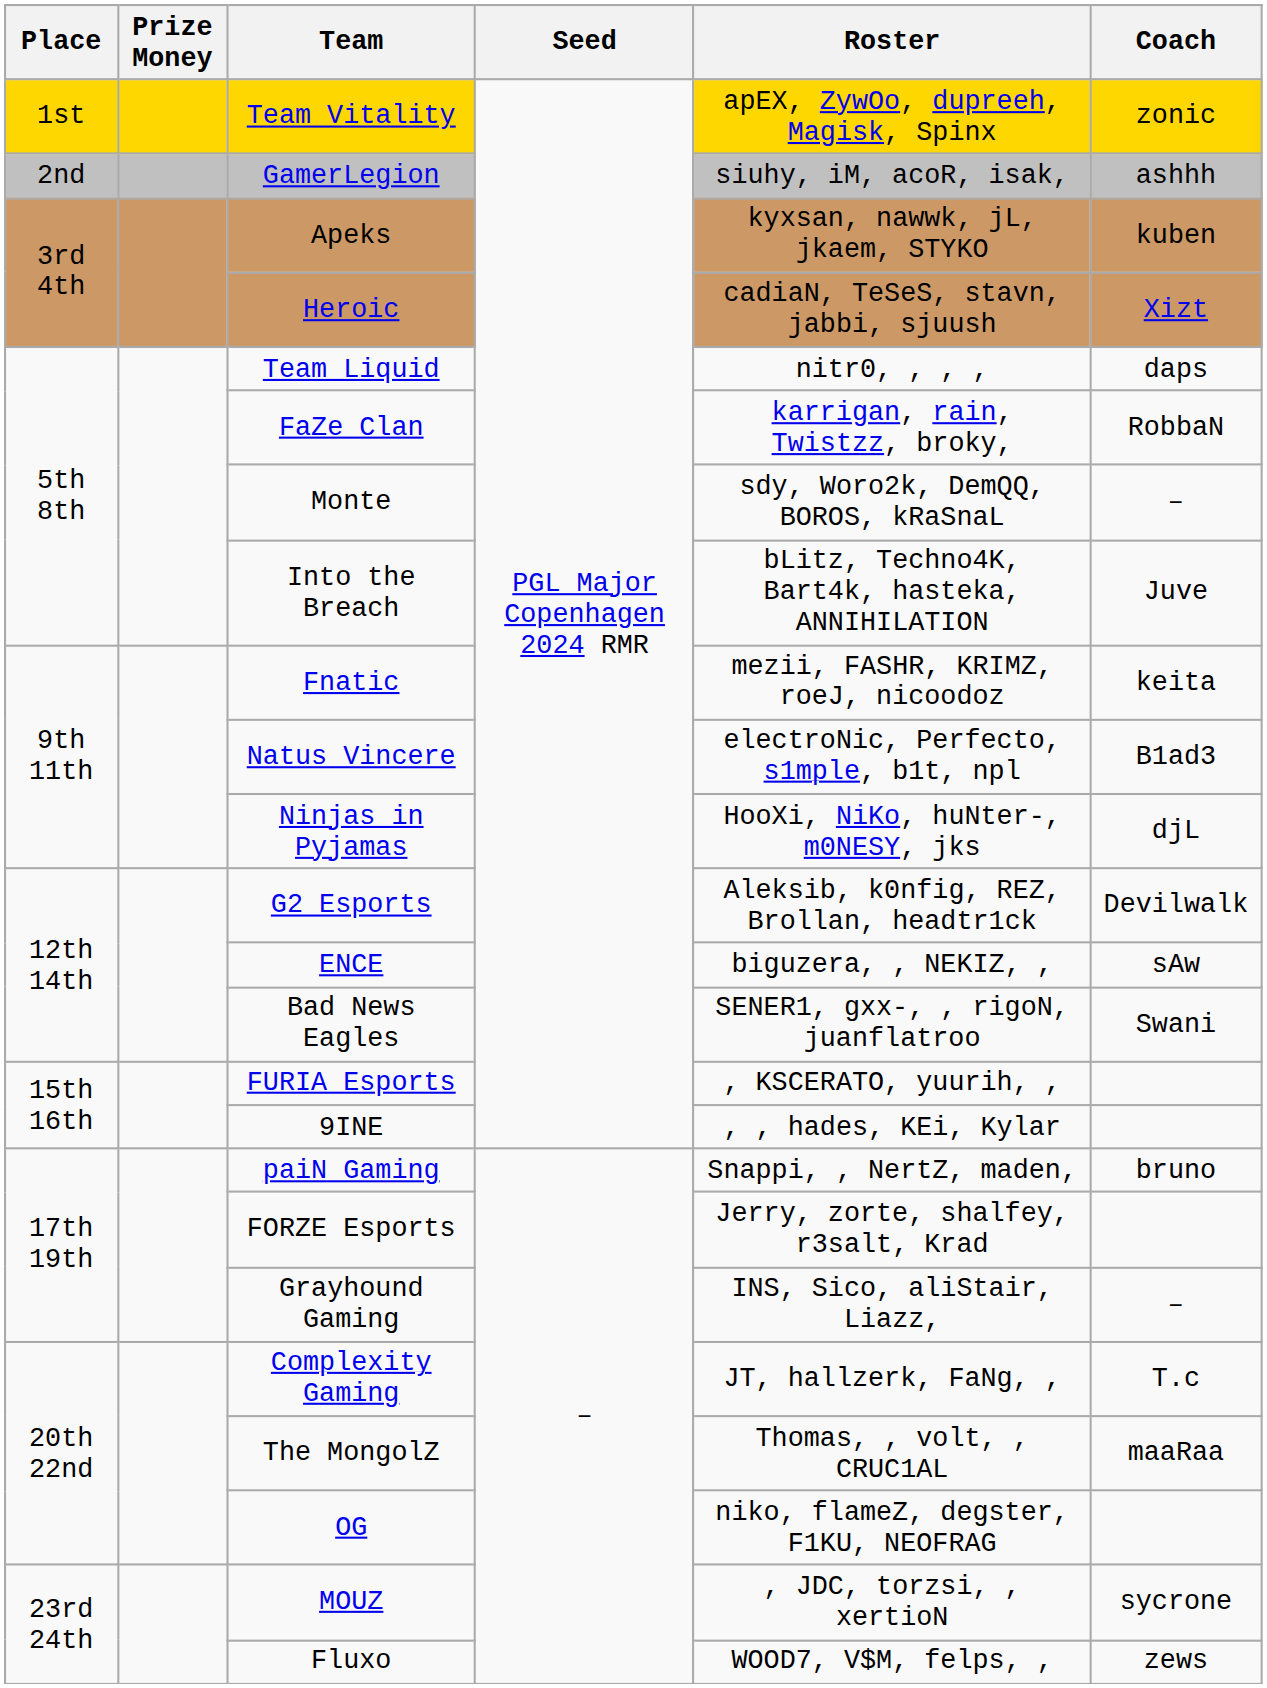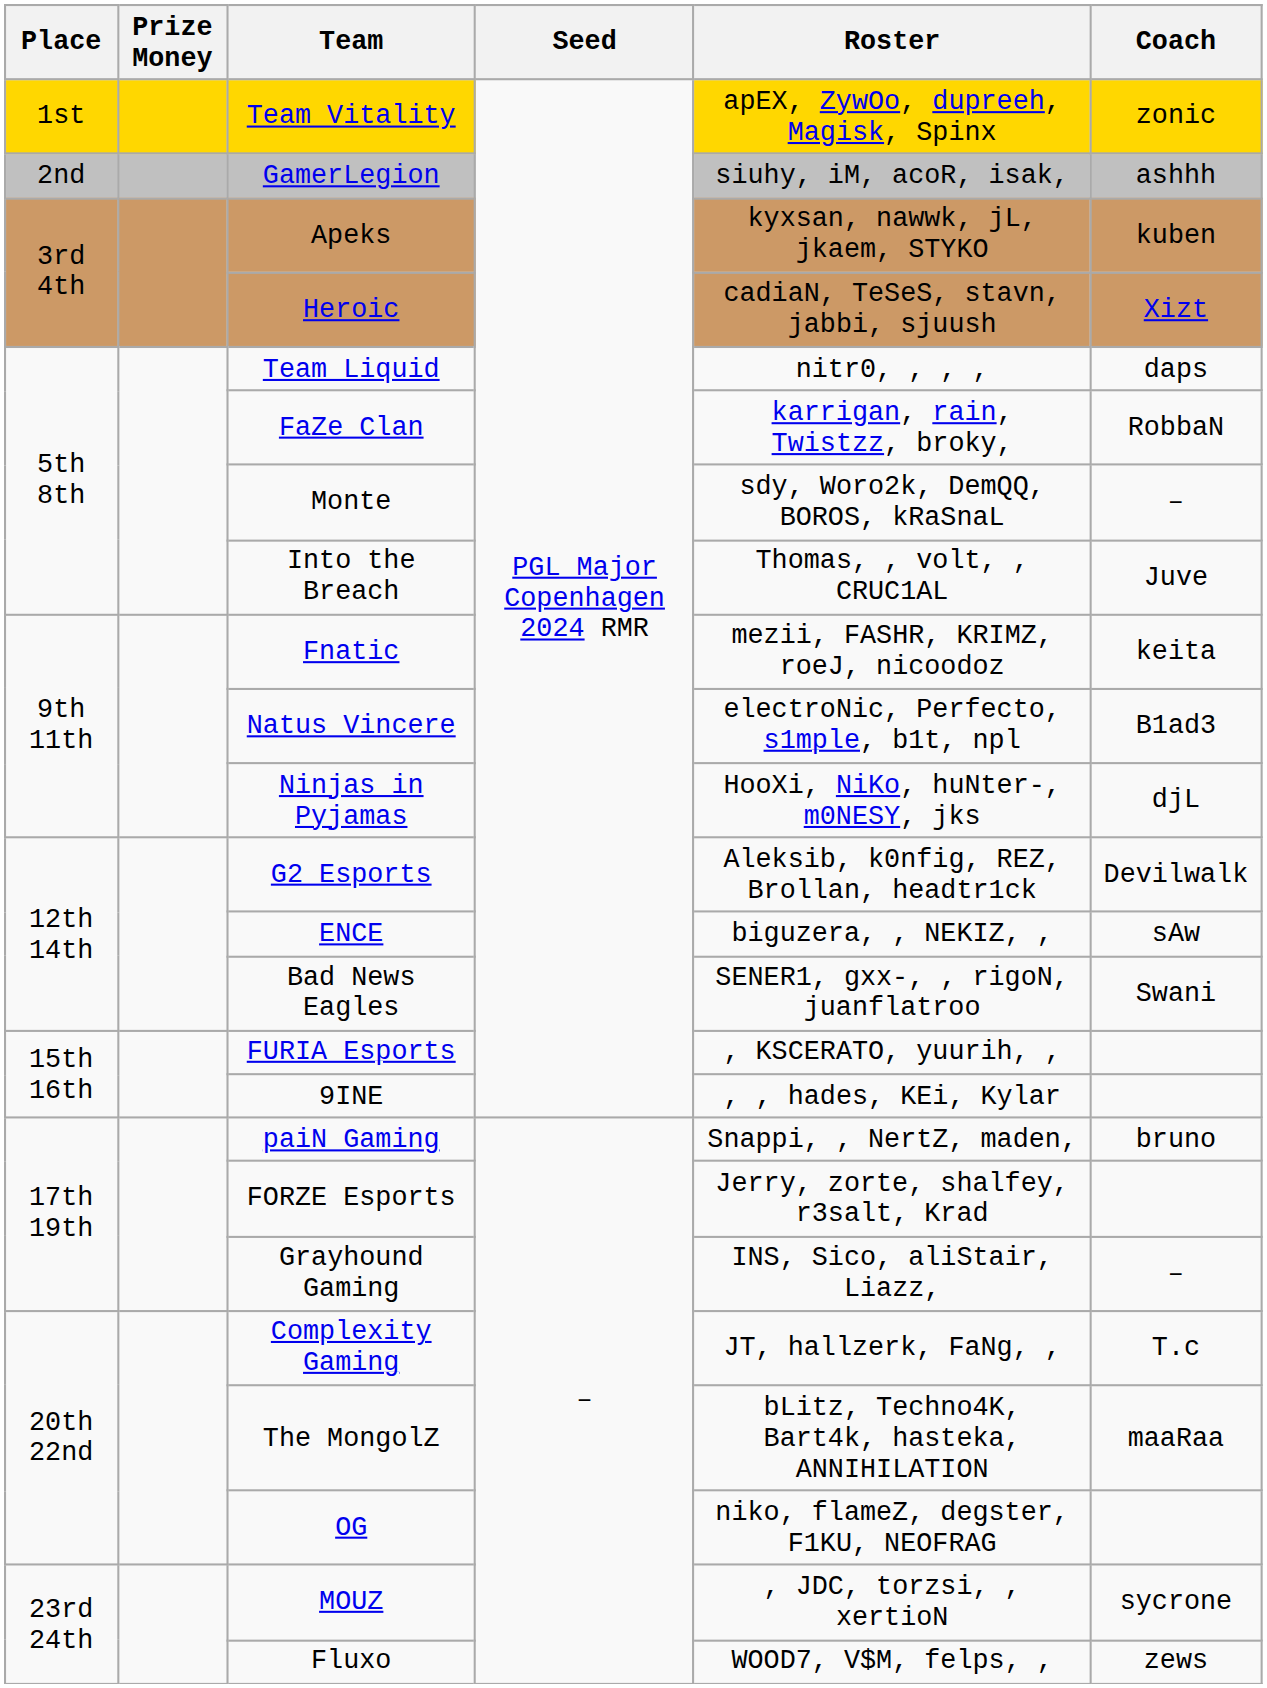(892, 592) bLitz, Techno4K, Bart4k, hasteka, ANNIHILATION -> (892, 577) Thomas, , volt, , CRUC1AL
(892, 1453) Thomas, , volt, , CRUC1AL -> (892, 1438) bLitz, Techno4K, Bart4k, hasteka, ANNIHILATION
